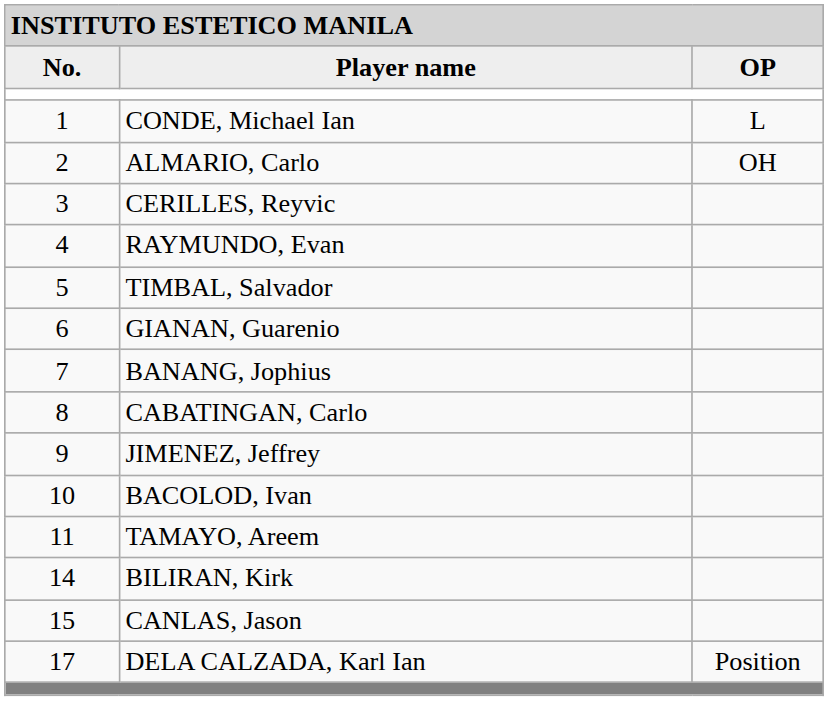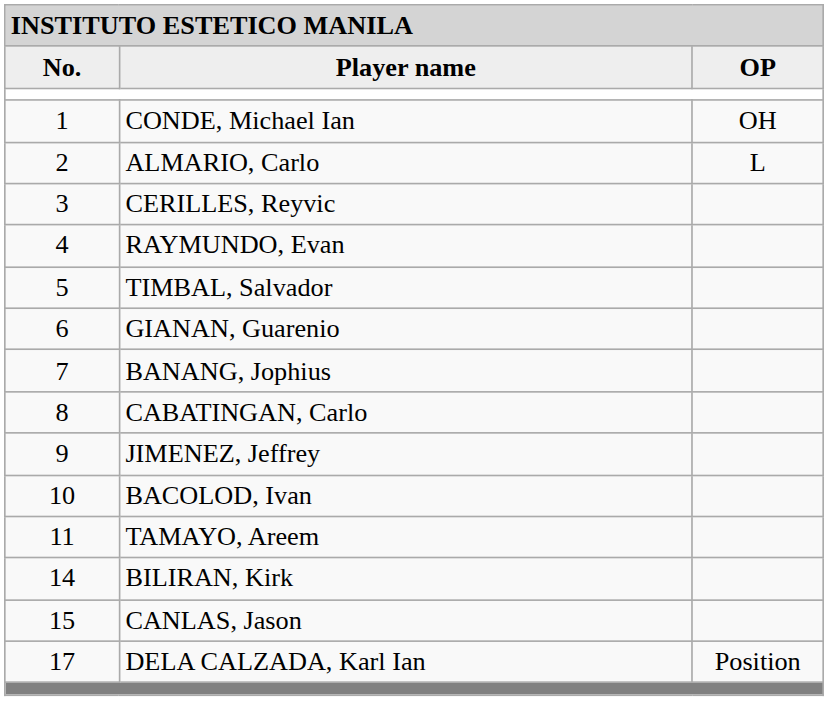(758, 120) L -> (758, 120) OH
(758, 162) OH -> (758, 162) L
